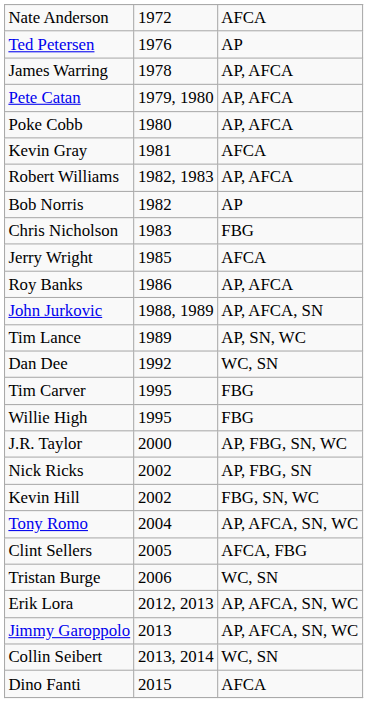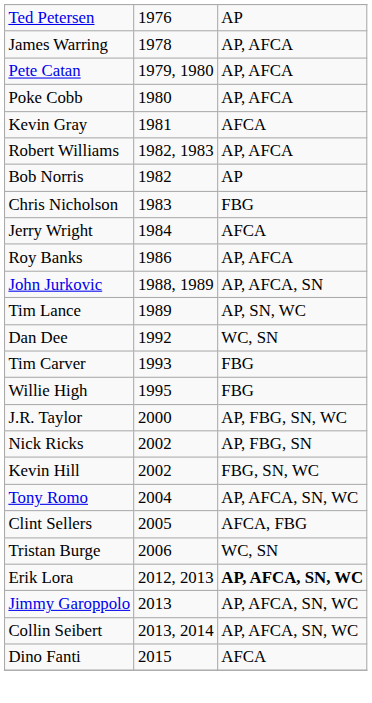- row: (59, 17)
(155, 257) 1985 -> (155, 230) 1984
(155, 390) 1995 -> (155, 364) 1993
(290, 603) normal -> (292, 577) bold
(250, 657) WC, SN -> (290, 630) AP, AFCA, SN, WC
